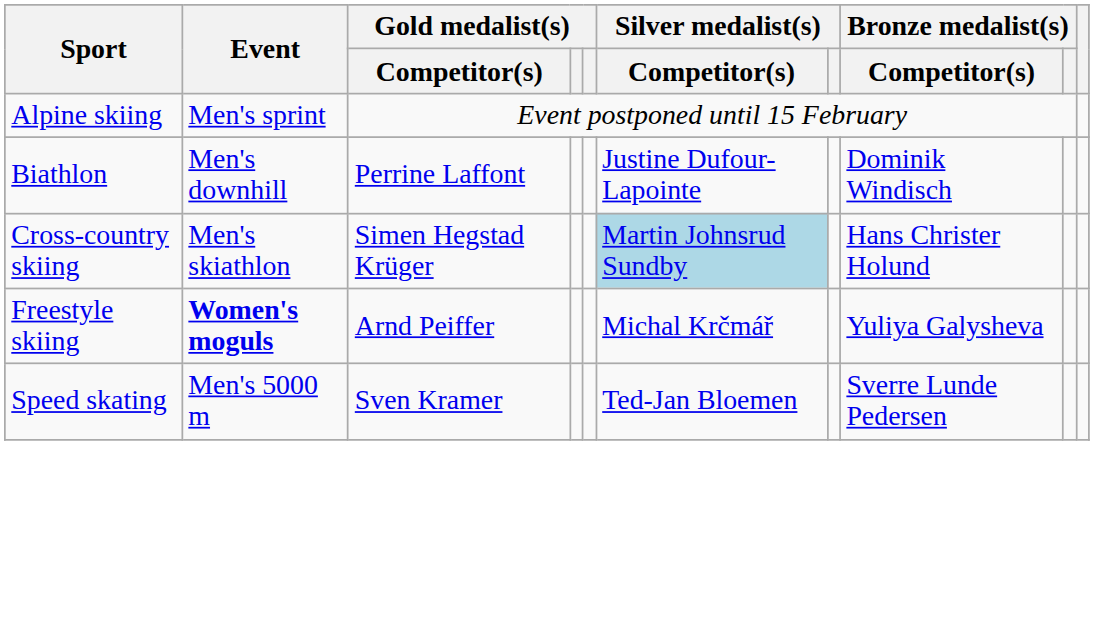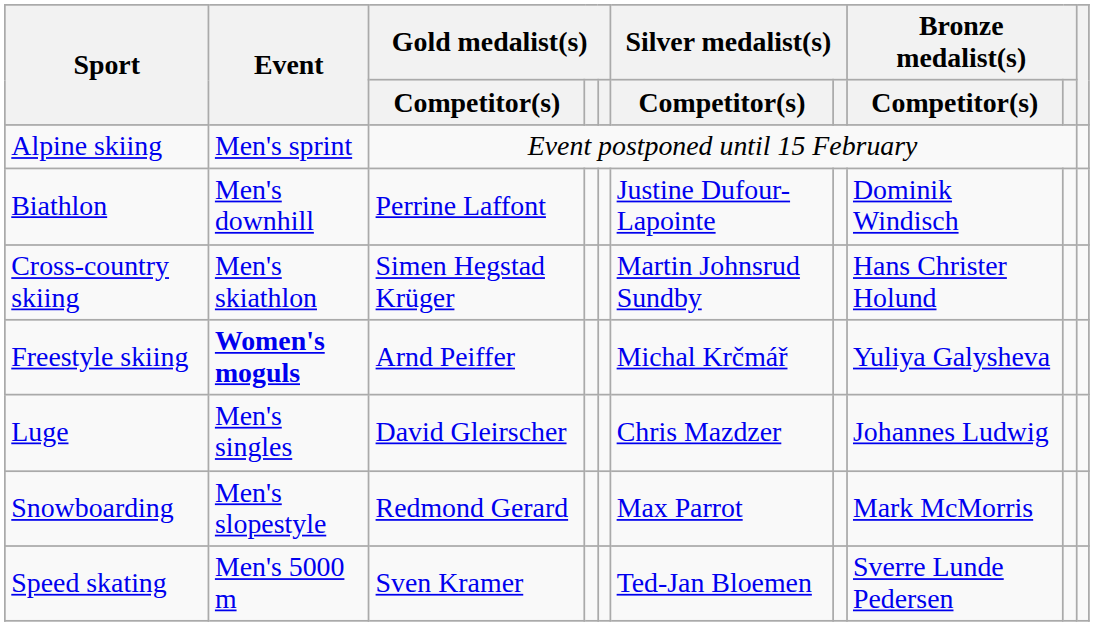(694, 250) lightblue background -> (708, 281) no background
+ row: (40, 432)
+ row: (92, 507)
